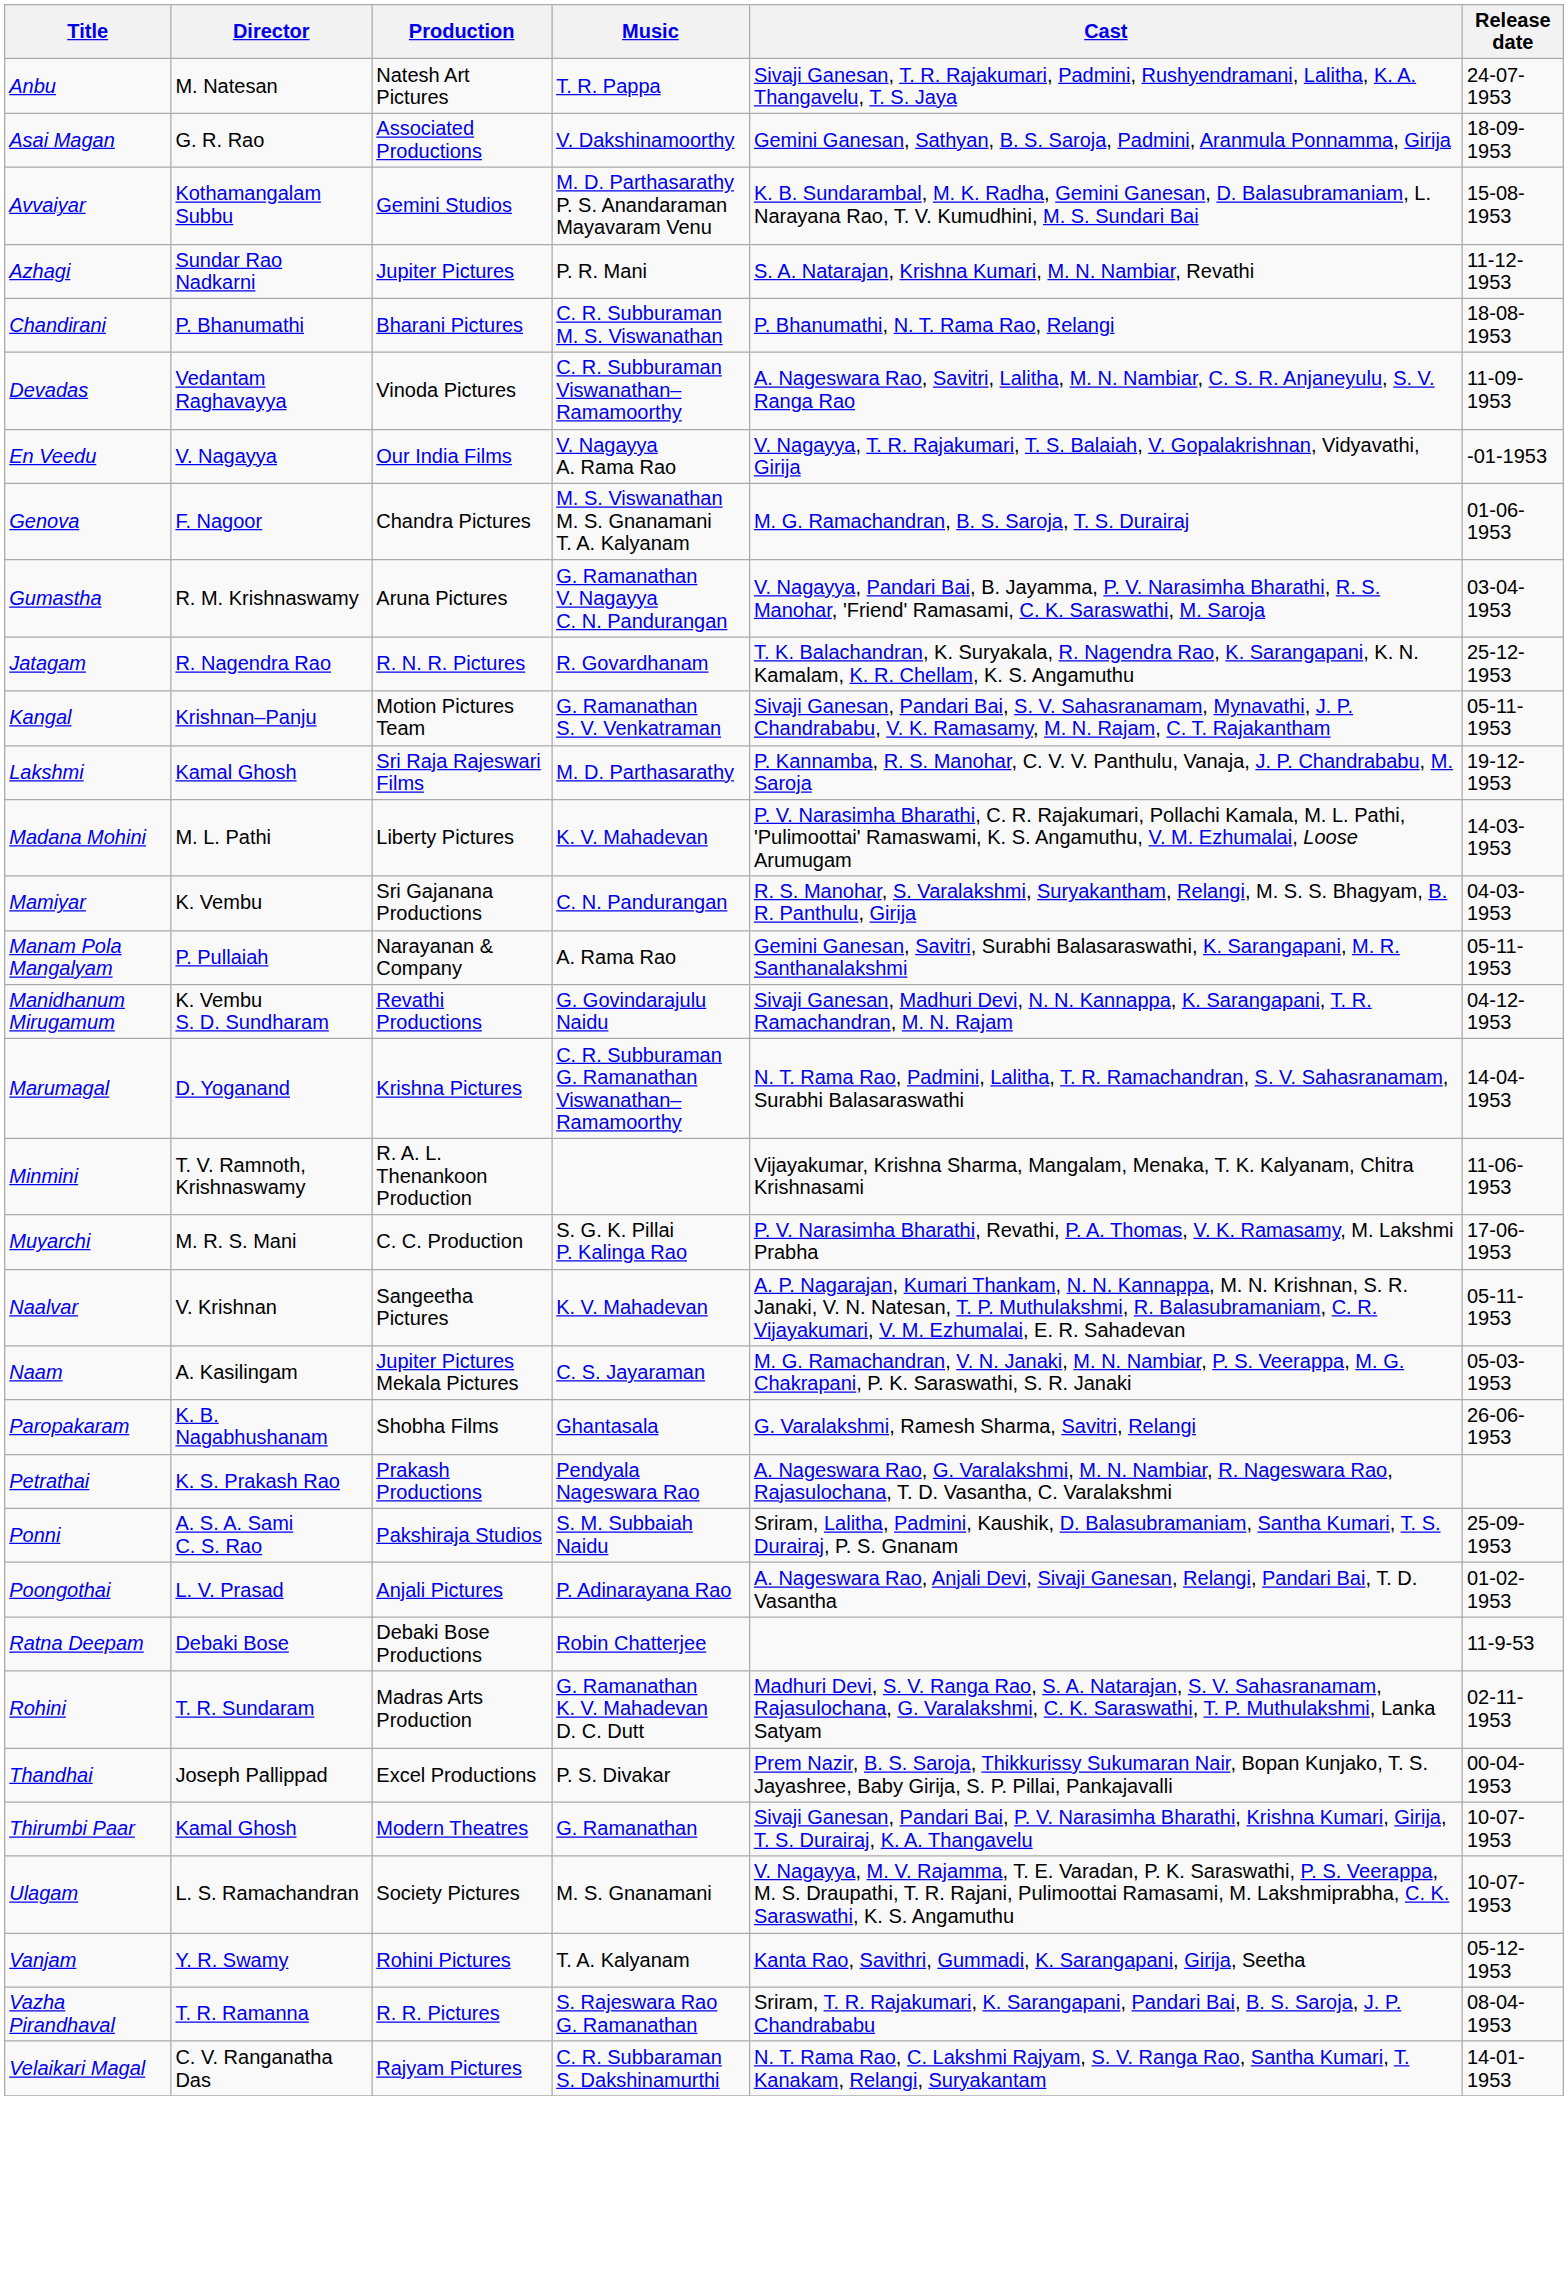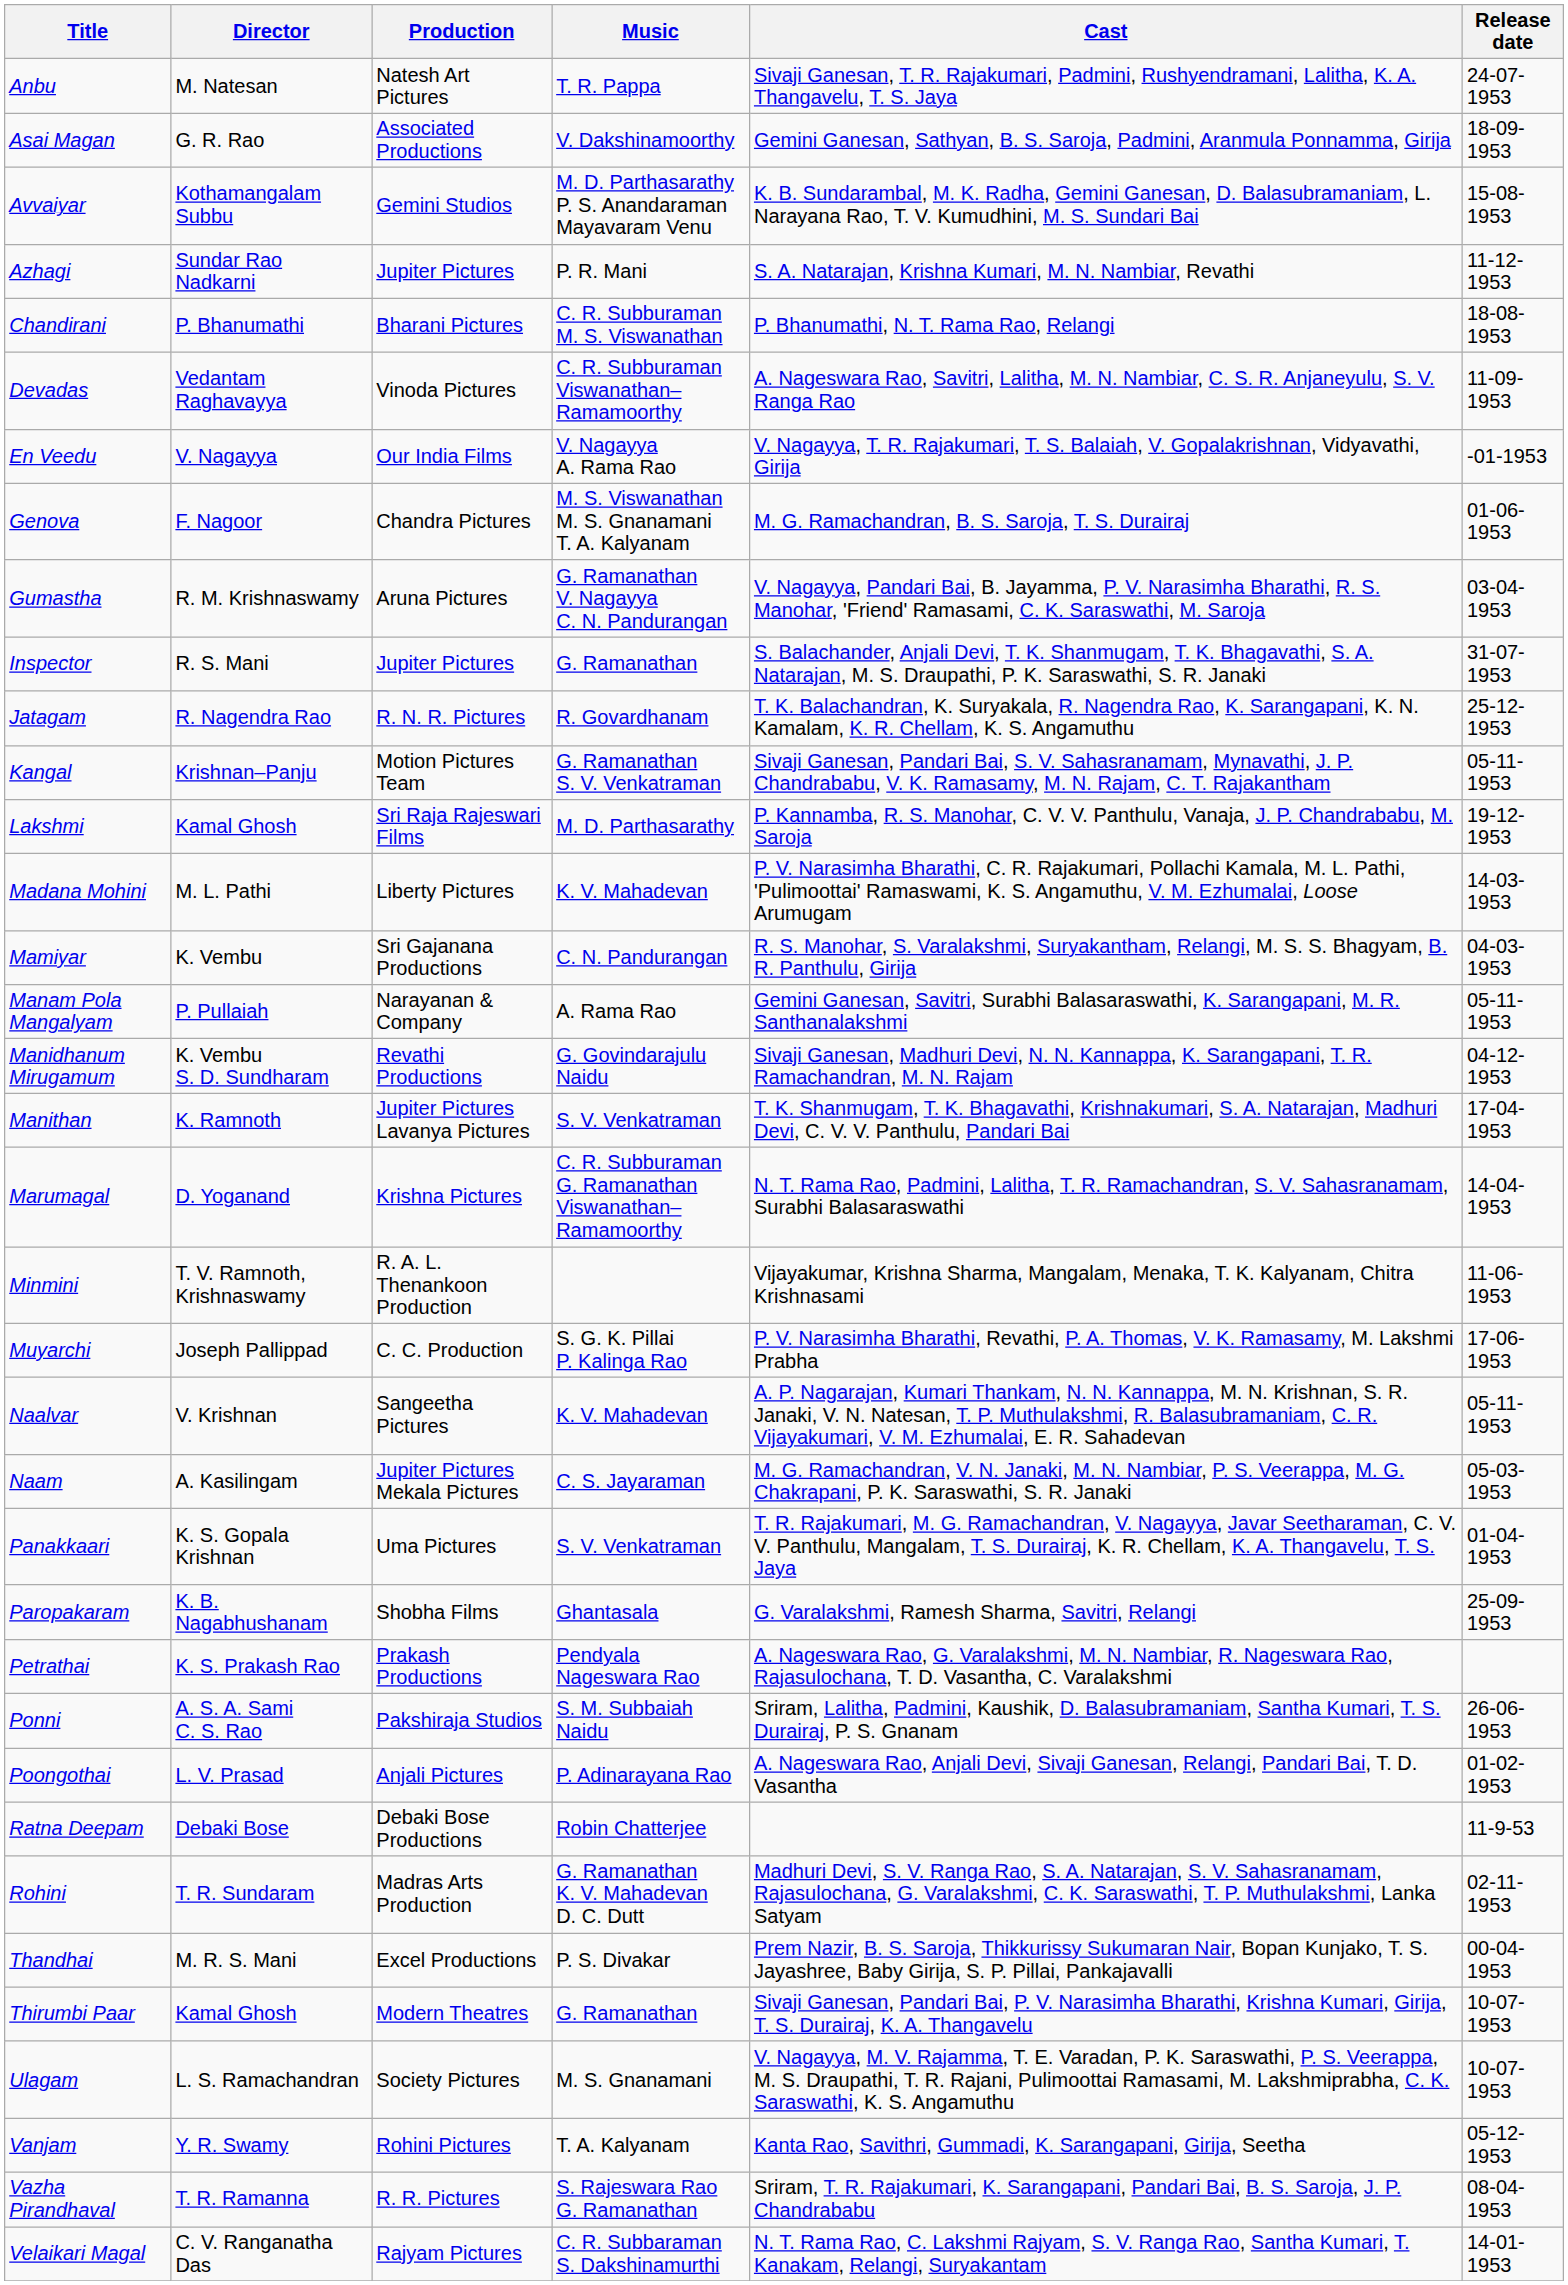+ row: (50, 663)
+ row: (50, 1120)
(236, 1241) M. R. S. Mani -> (252, 1350) Joseph Pallippad
+ row: (59, 1546)
(1496, 1426) 26-06-1953 -> (1496, 1612) 25-09-1953
(1496, 1535) 25-09-1953 -> (1496, 1720) 26-06-1953
(252, 1774) Joseph Pallippad -> (236, 1959) M. R. S. Mani
